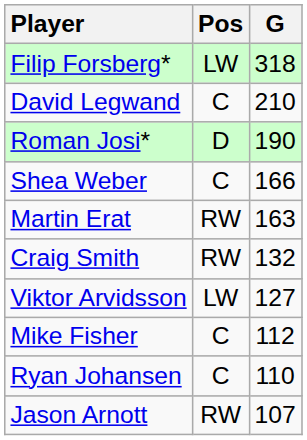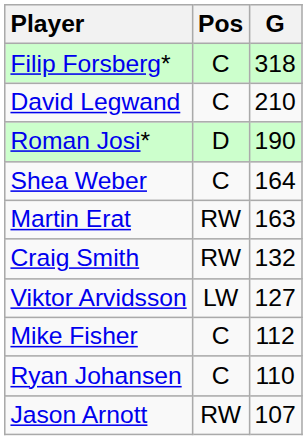(221, 63) LW -> (221, 63) C
(275, 180) 166 -> (275, 180) 164
